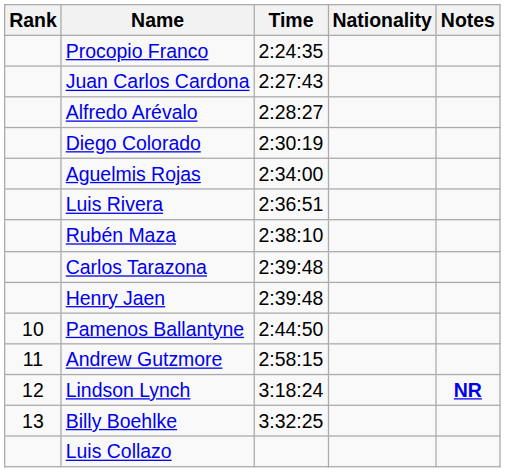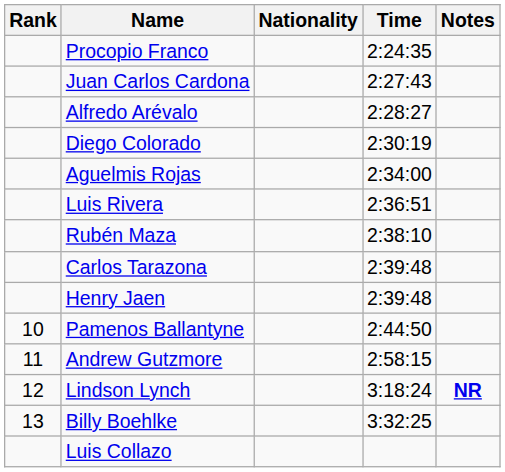columns swapped: (382, 20) <-> (291, 20)
